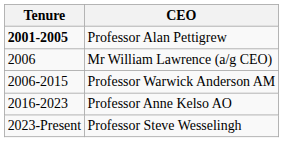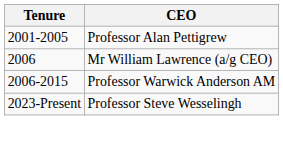(38, 37) bold -> (38, 37) normal
- row: (160, 103)
